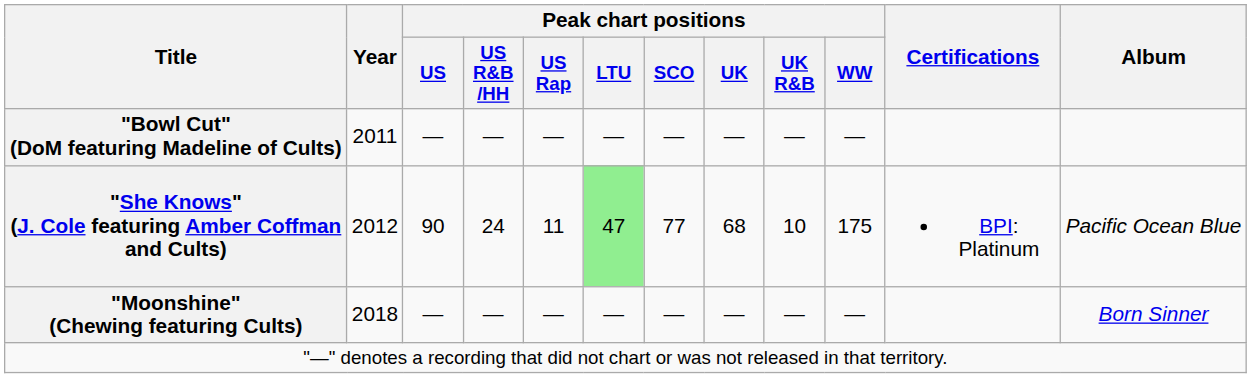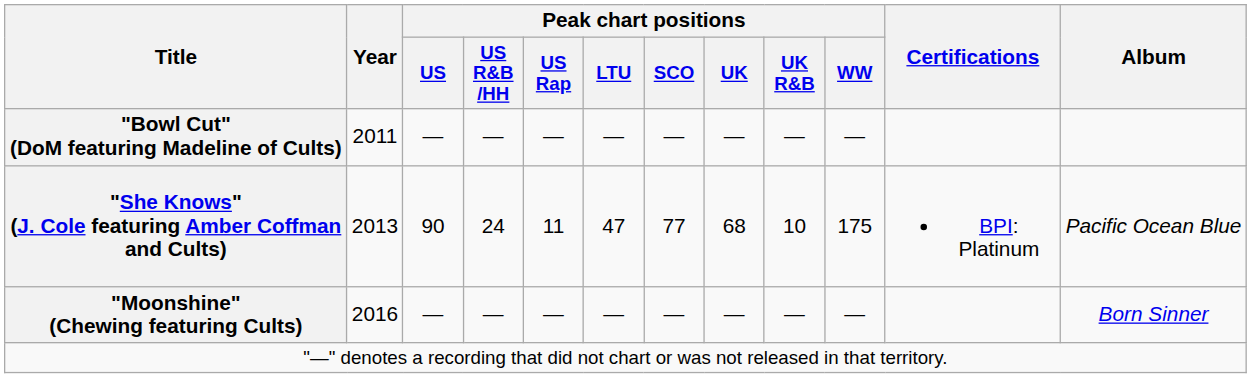(375, 225) 2012 -> (375, 225) 2013
(614, 225) lightgreen background -> (614, 225) no background
(375, 314) 2018 -> (375, 314) 2016
